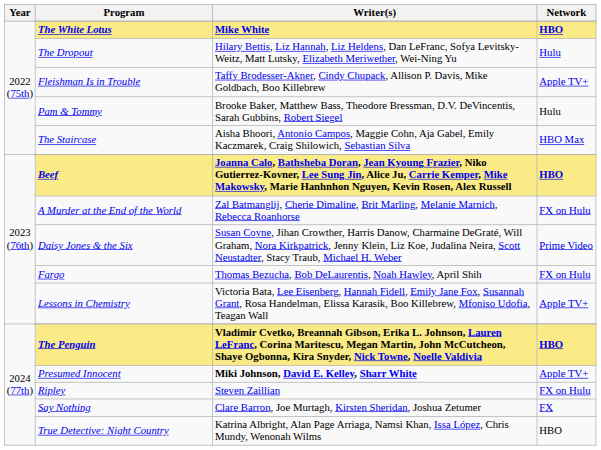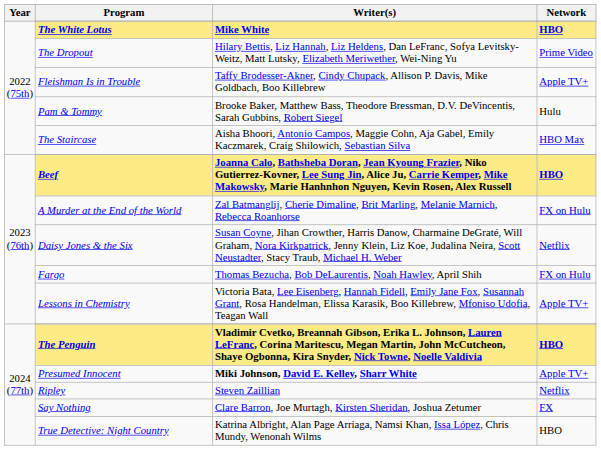(550, 53) Hulu -> (566, 53) Prime Video
(566, 245) Prime Video -> (554, 245) Netflix
(565, 390) FX on Hulu -> (554, 390) Netflix
